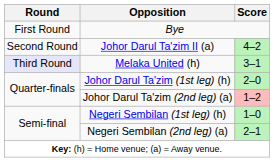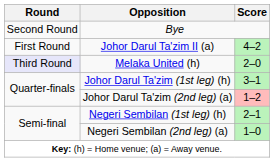(42, 30) First Round -> (42, 30) Second Round
(42, 47) Second Round -> (42, 47) First Round
(252, 64) 3–1 -> (252, 64) 2–0
(252, 81) 2–0 -> (252, 81) 3–1
(252, 115) 1–0 -> (252, 115) 2–1
(252, 132) 2–1 -> (252, 132) 1–0
